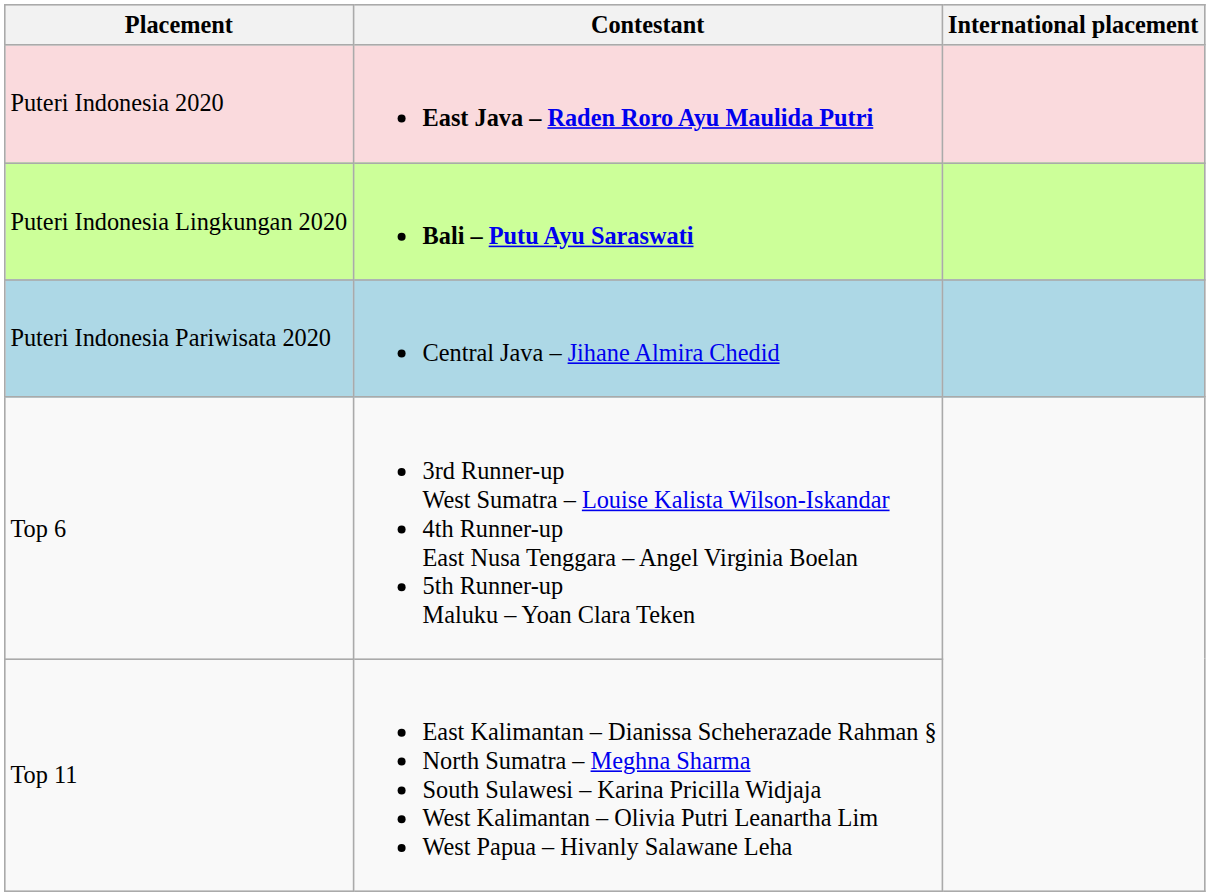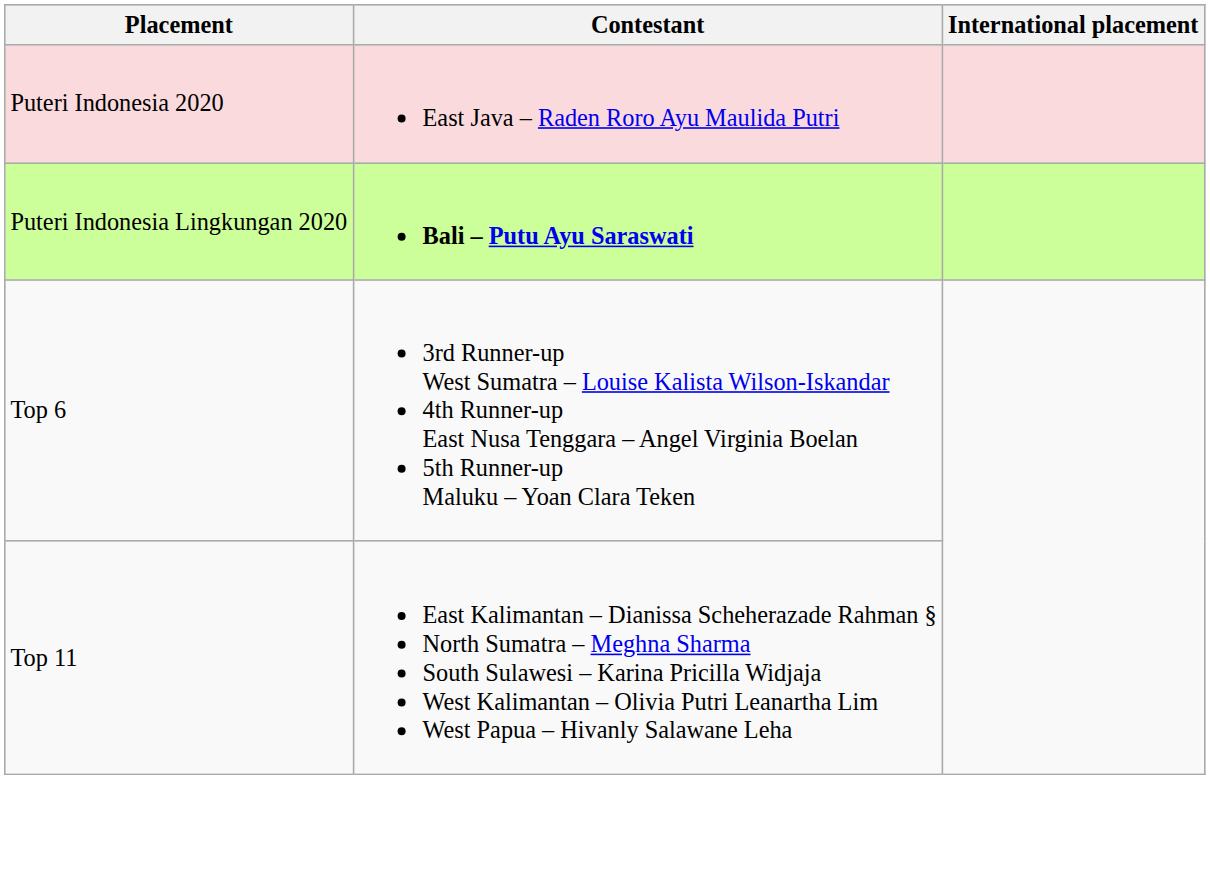(648, 118) bold -> (648, 118) normal
- row: (171, 338)
